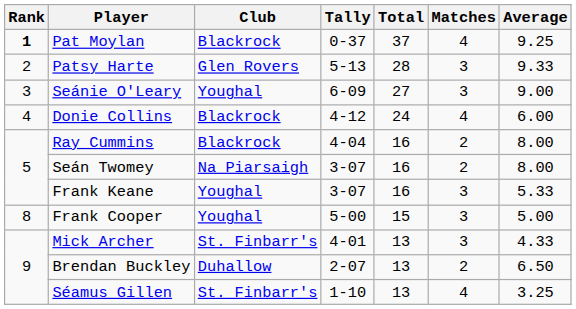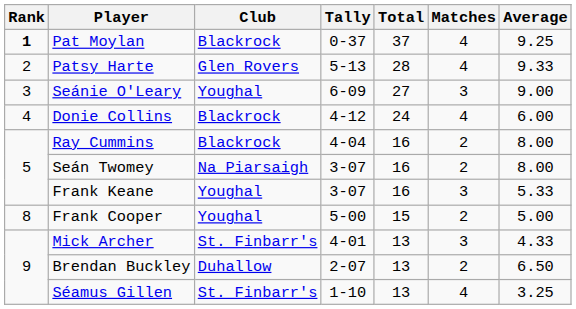(464, 67) 3 -> (464, 67) 4
(464, 217) 3 -> (464, 217) 2
